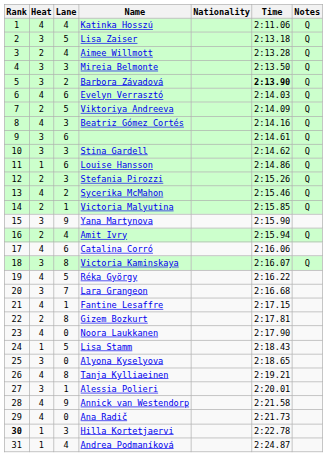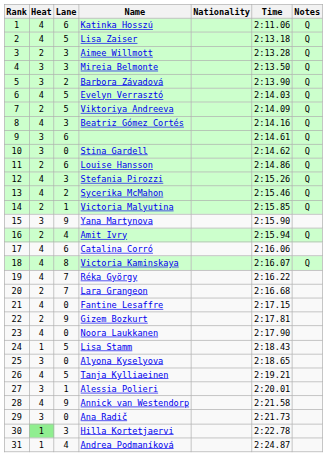(66, 25) 4 -> (66, 25) 6
(41, 39) 3 -> (41, 39) 4
(66, 53) 4 -> (66, 53) 3
(272, 81) bold -> (272, 81) normal
(66, 95) 6 -> (66, 95) 5
(66, 151) 3 -> (66, 151) 0
(41, 165) 1 -> (41, 165) 2
(41, 179) 2 -> (41, 179) 4
(41, 263) 3 -> (41, 263) 4
(66, 277) 5 -> (66, 277) 7
(41, 291) 3 -> (41, 291) 2
(66, 305) 1 -> (66, 305) 0
(66, 319) 8 -> (66, 319) 9
(66, 375) 8 -> (66, 375) 5
(41, 417) 4 -> (41, 417) 3
(17, 431) bold -> (17, 431) normal
(41, 431) no background -> (41, 431) lightgreen background
